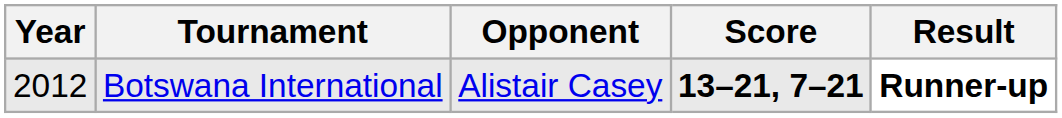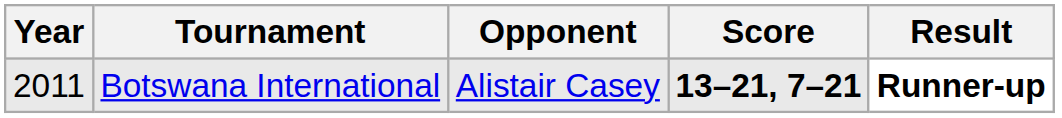(50, 85) 2012 -> (49, 85) 2011
